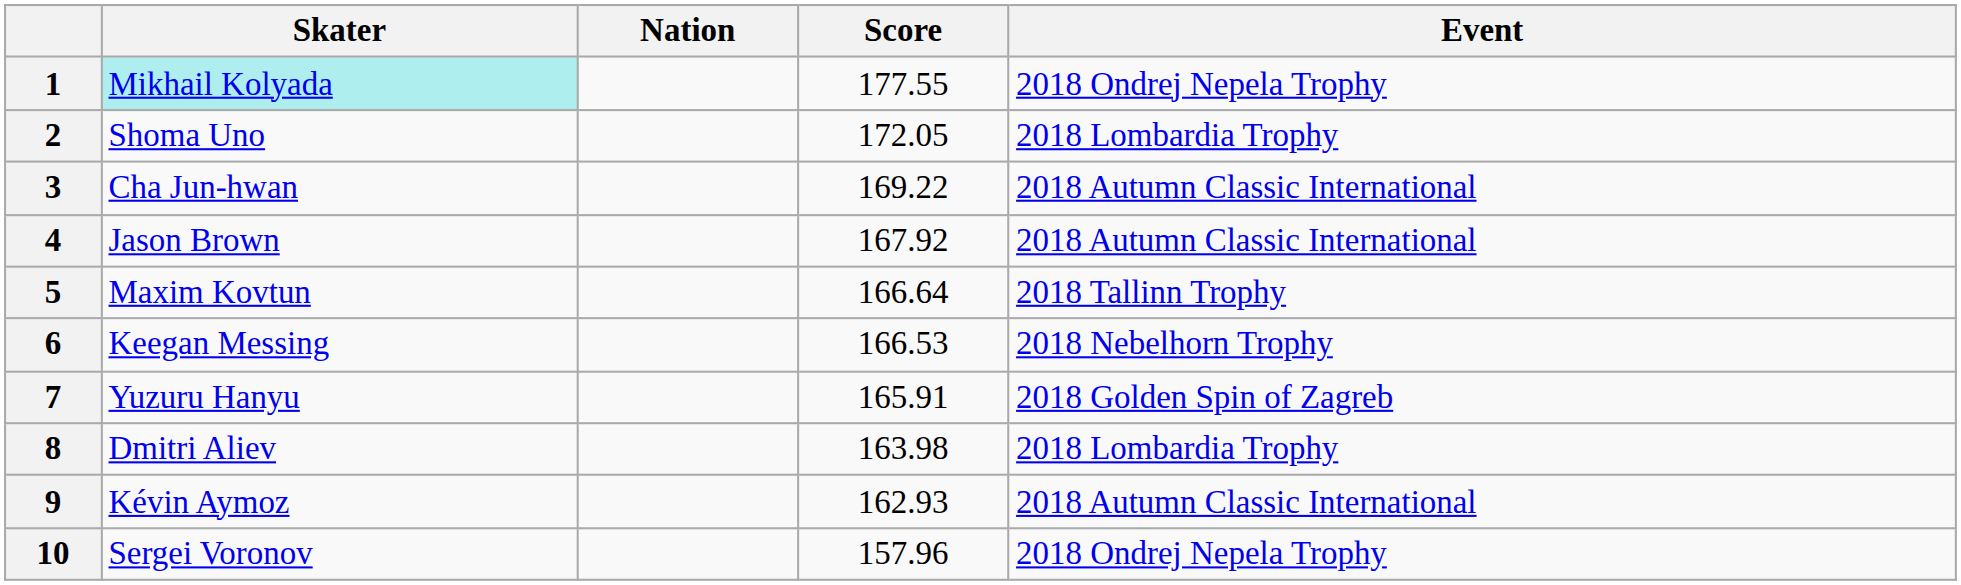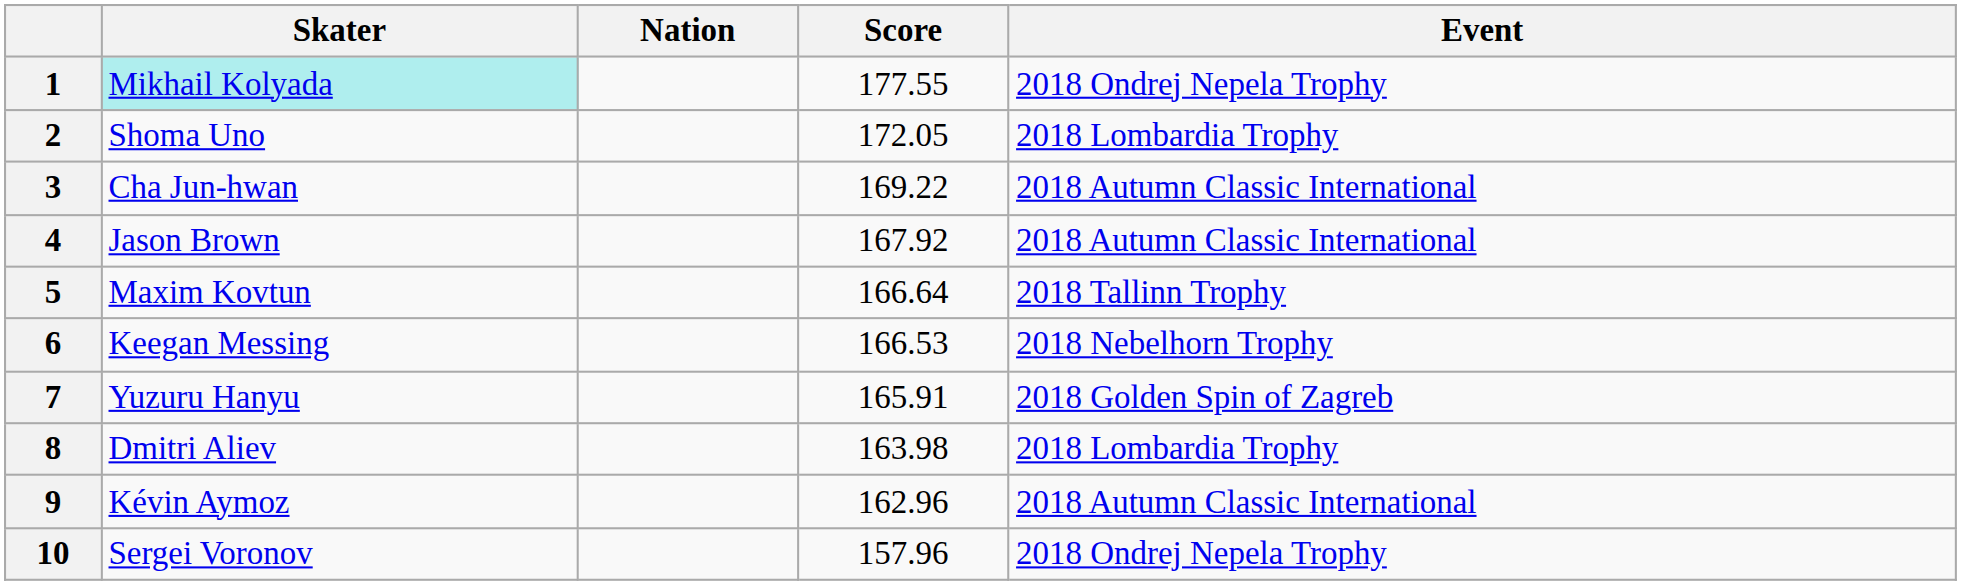(903, 501) 162.93 -> (903, 501) 162.96
